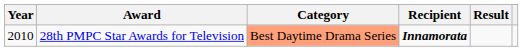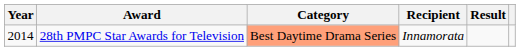(21, 35) 2010 -> (21, 35) 2014
(435, 35) bold -> (433, 35) normal
